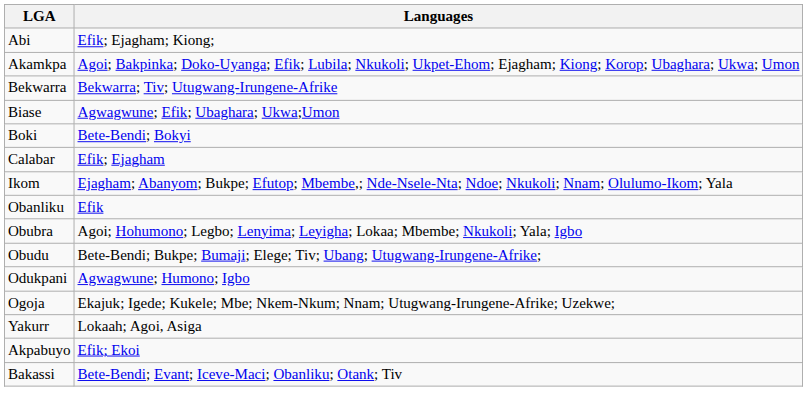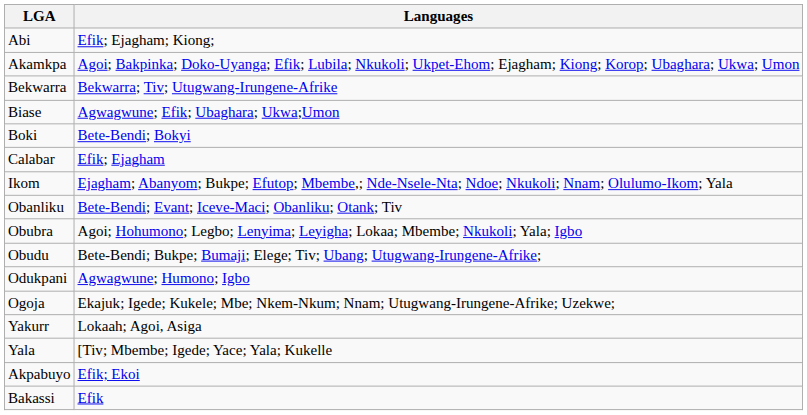(90, 207) Efik -> (240, 207) Bete-Bendi; Evant; Iceve-Maci; Obanliku; Otank; Tiv
+ row: (21, 350)
(240, 374) Bete-Bendi; Evant; Iceve-Maci; Obanliku; Otank; Tiv -> (90, 398) Efik
